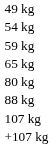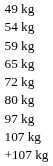+ row: (19, 82)
- row: (19, 100)
+ row: (19, 118)
